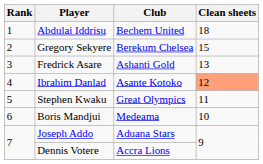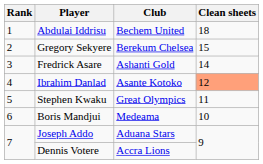(204, 64) 13 -> (204, 64) 14
